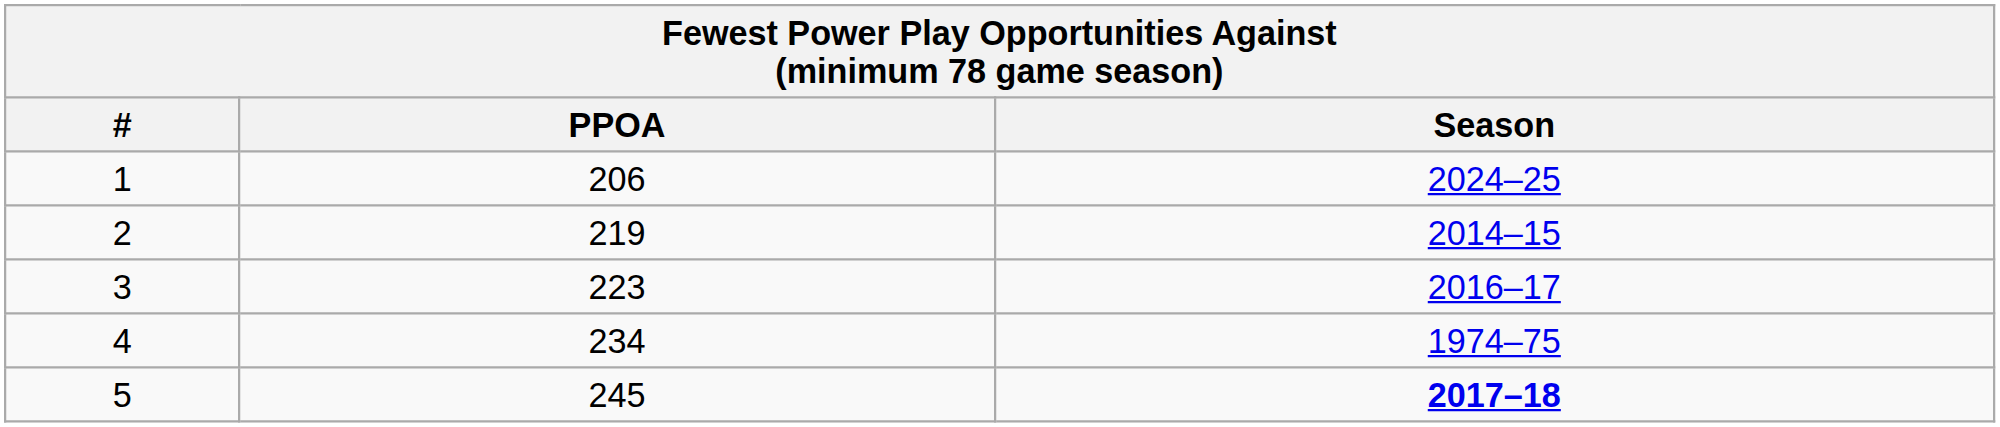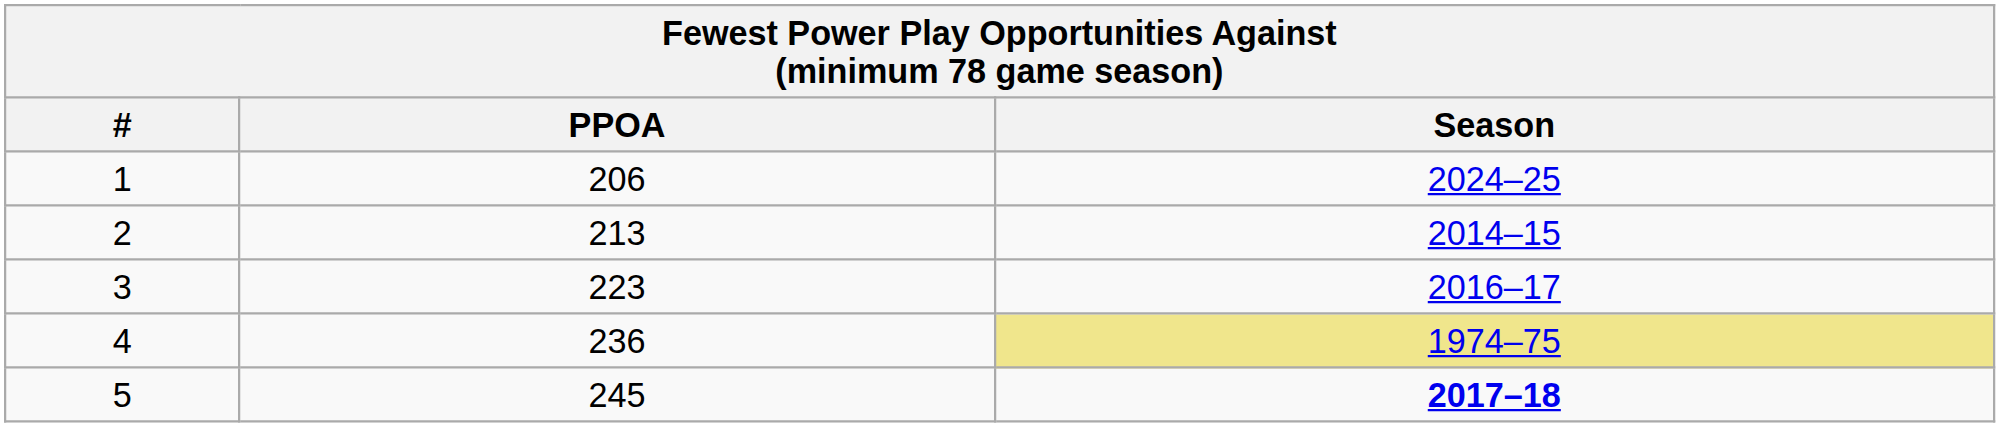(617, 233) 219 -> (617, 233) 213
(617, 341) 234 -> (617, 341) 236
(1494, 341) no background -> (1494, 341) khaki background
